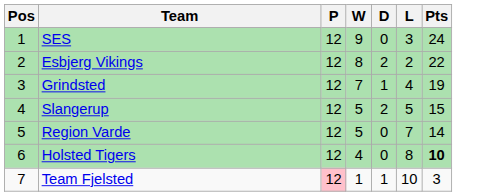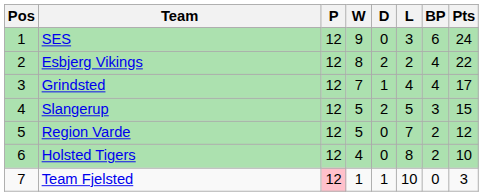+ column: (435, 16)
(437, 86) 19 -> (464, 86) 17
(437, 132) 14 -> (464, 132) 12
(437, 156) bold -> (464, 156) normal
